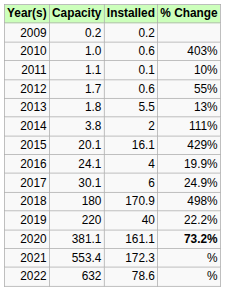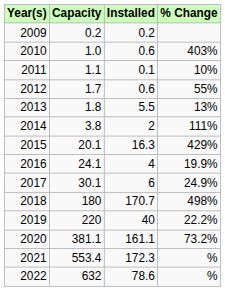(143, 145) 16.1 -> (143, 145) 16.3
(140, 201) 170.9 -> (140, 201) 170.7
(201, 239) bold -> (201, 239) normal
